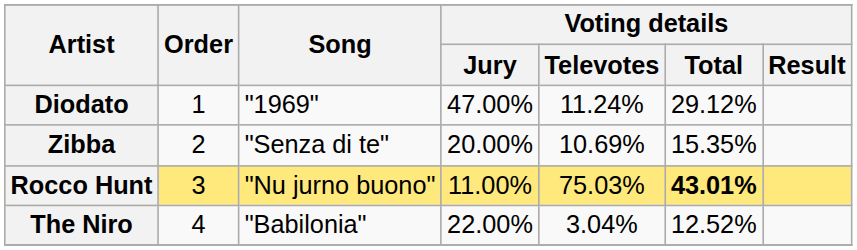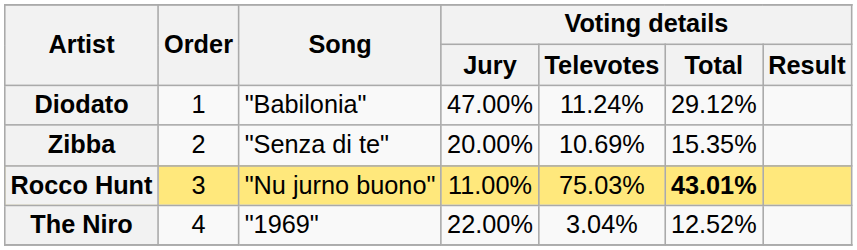(282, 104) "1969" -> (306, 104) "Babilonia"
(306, 225) "Babilonia" -> (282, 225) "1969"
